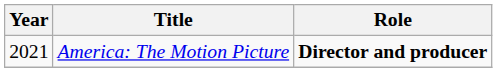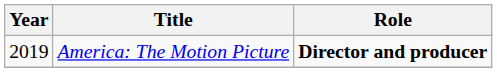(29, 51) 2021 -> (29, 51) 2019
